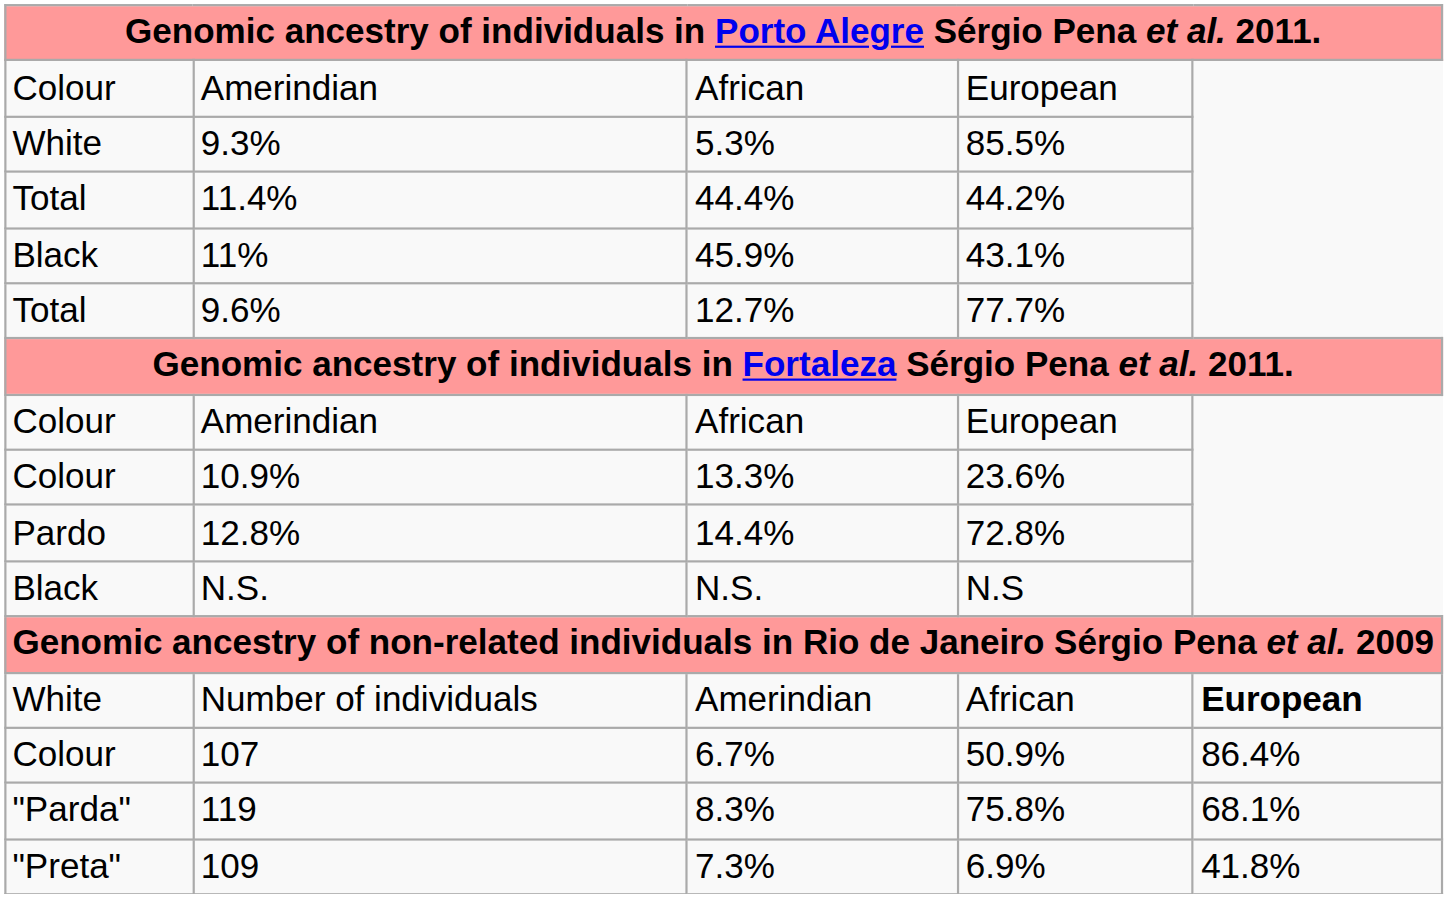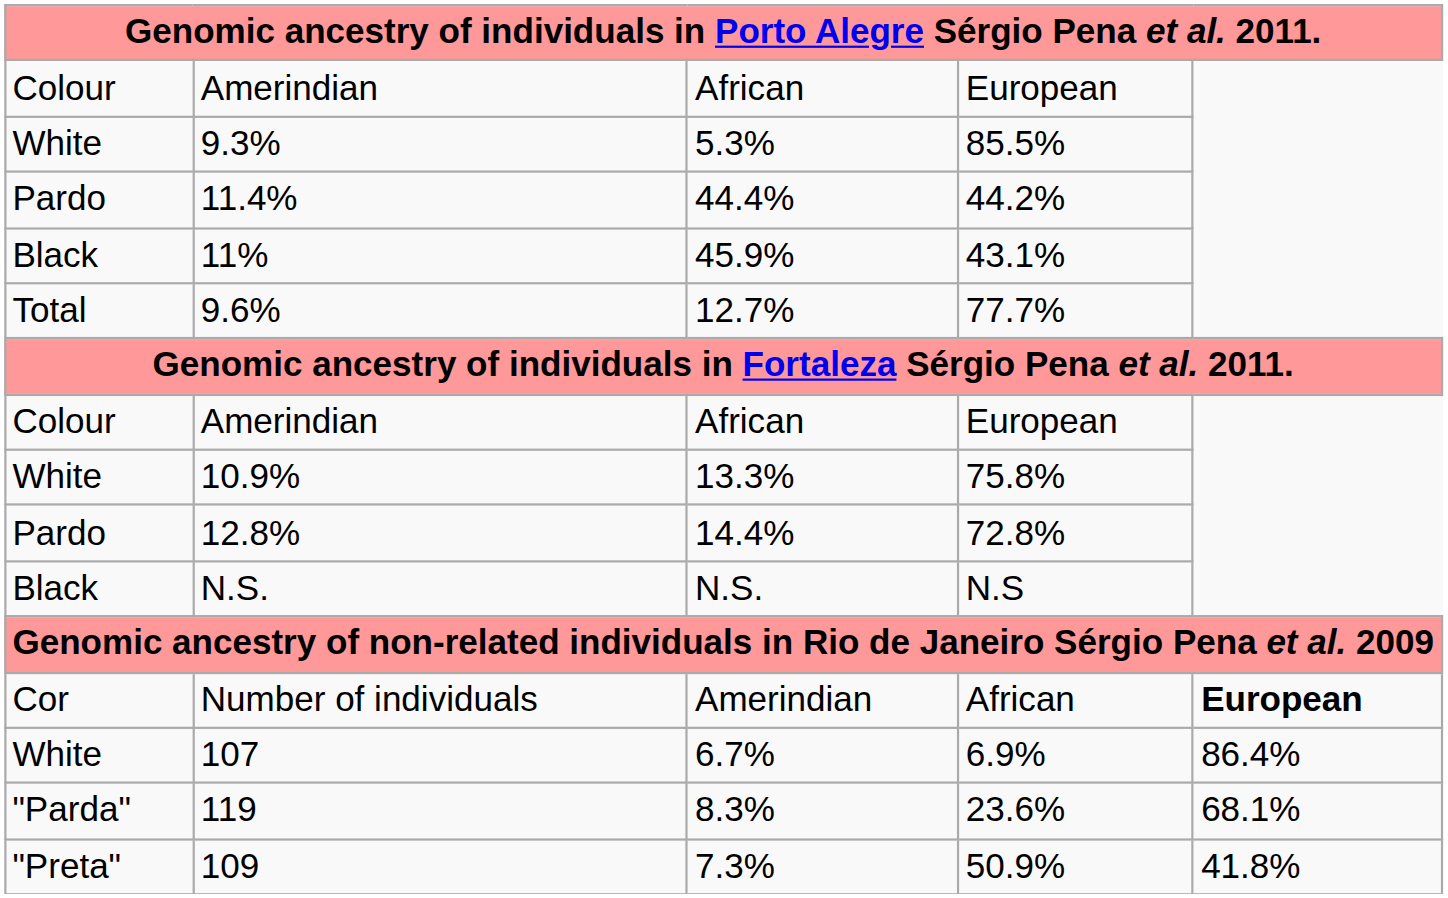(49, 199) Total -> (59, 199) Pardo
(64, 476) Colour -> (57, 476) White
(1015, 476) 23.6% -> (1015, 476) 75.8%
(57, 699) White -> (41, 699) Cor
(64, 754) Colour -> (57, 754) White
(1015, 754) 50.9% -> (1006, 754) 6.9%
(1015, 810) 75.8% -> (1015, 810) 23.6%
(1006, 865) 6.9% -> (1015, 865) 50.9%
